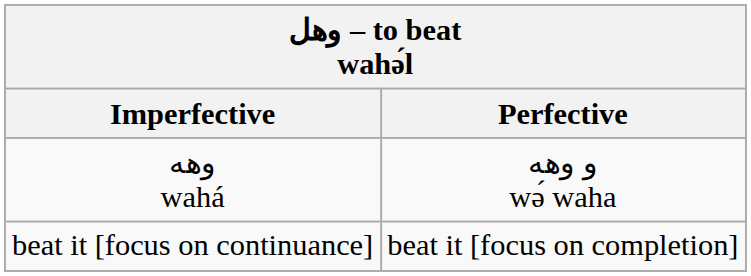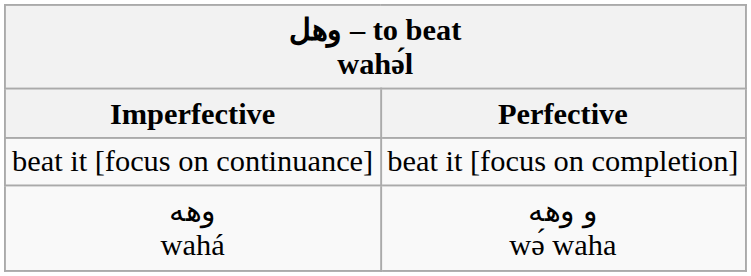rows swapped: (193, 180) <-> (193, 245)
